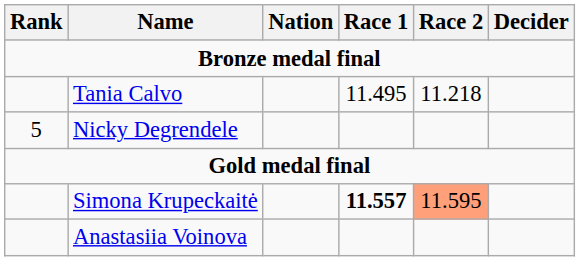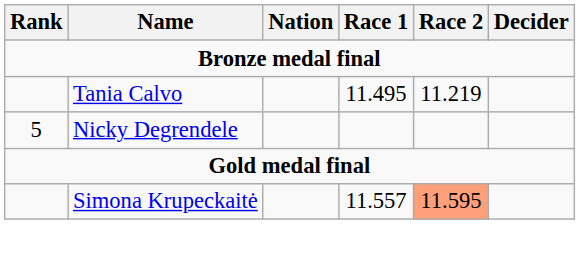(451, 93) 11.218 -> (451, 93) 11.219
(376, 201) bold -> (376, 201) normal
- row: (160, 237)
